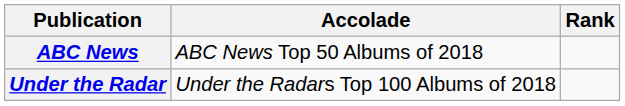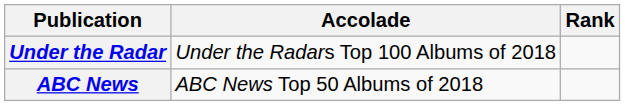rows swapped: (88, 52) <-> (88, 84)
